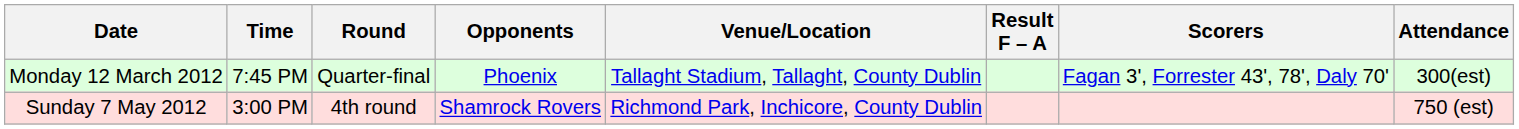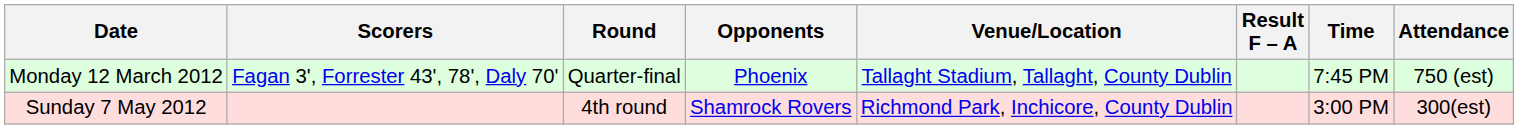columns swapped: (270, 32) <-> (1226, 32)
(1454, 75) 300(est) -> (1454, 75) 750 (est)
(1454, 107) 750 (est) -> (1454, 107) 300(est)
